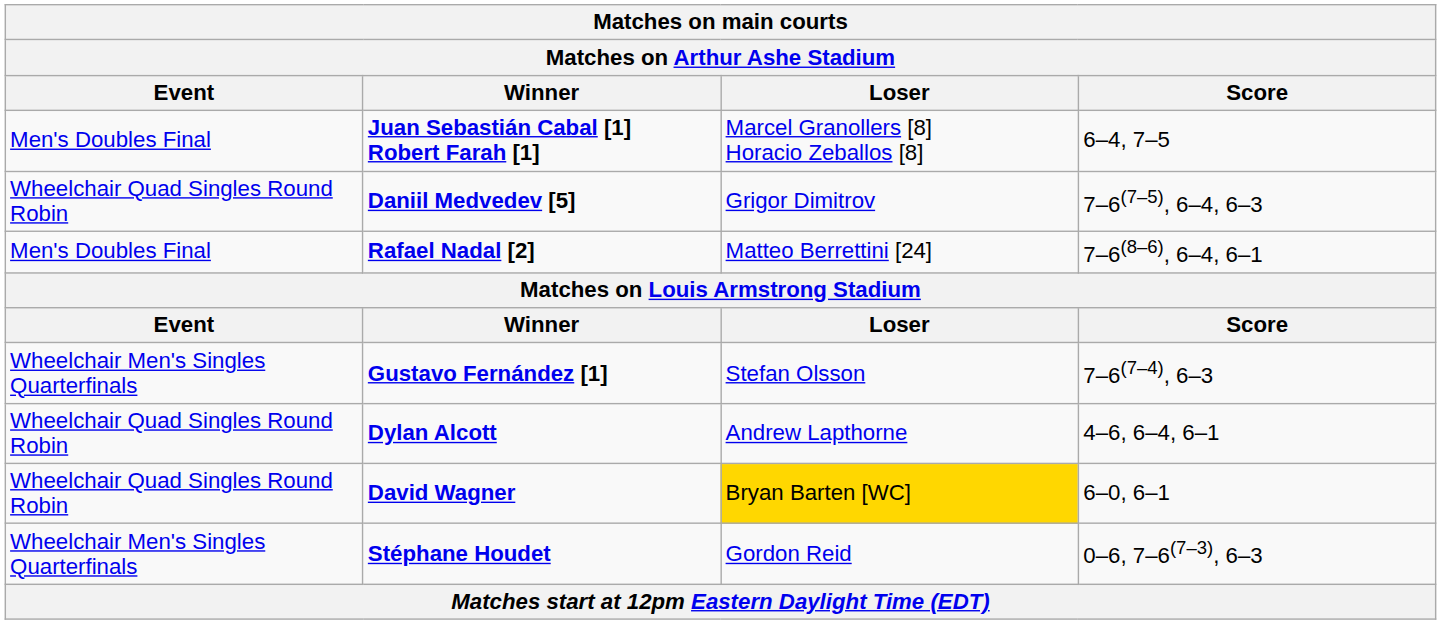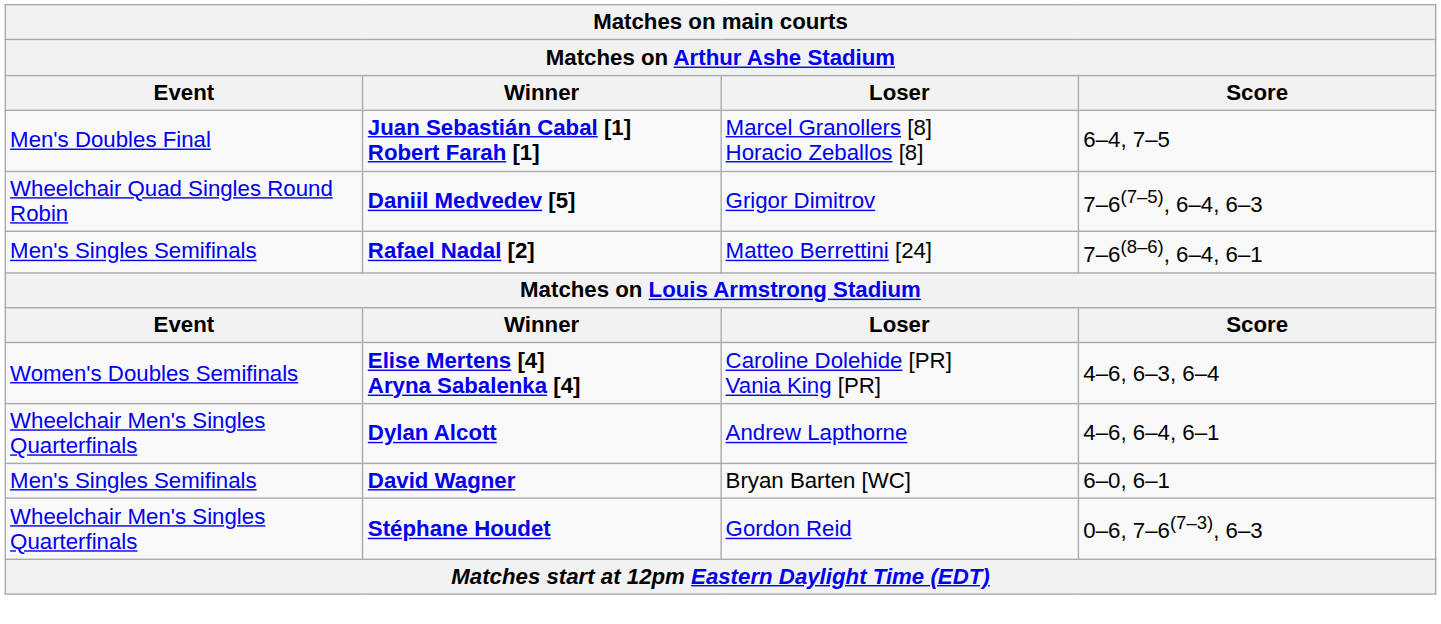(110, 251) Men's Doubles Final -> (133, 251) Men's Singles Semifinals
- row: (488, 372)
+ row: (474, 372)
(171, 433) Wheelchair Quad Singles Round Robin -> (138, 433) Wheelchair Men's Singles Quarterfinals
(171, 493) Wheelchair Quad Singles Round Robin -> (133, 480) Men's Singles Semifinals
(818, 493) gold background -> (818, 480) no background
